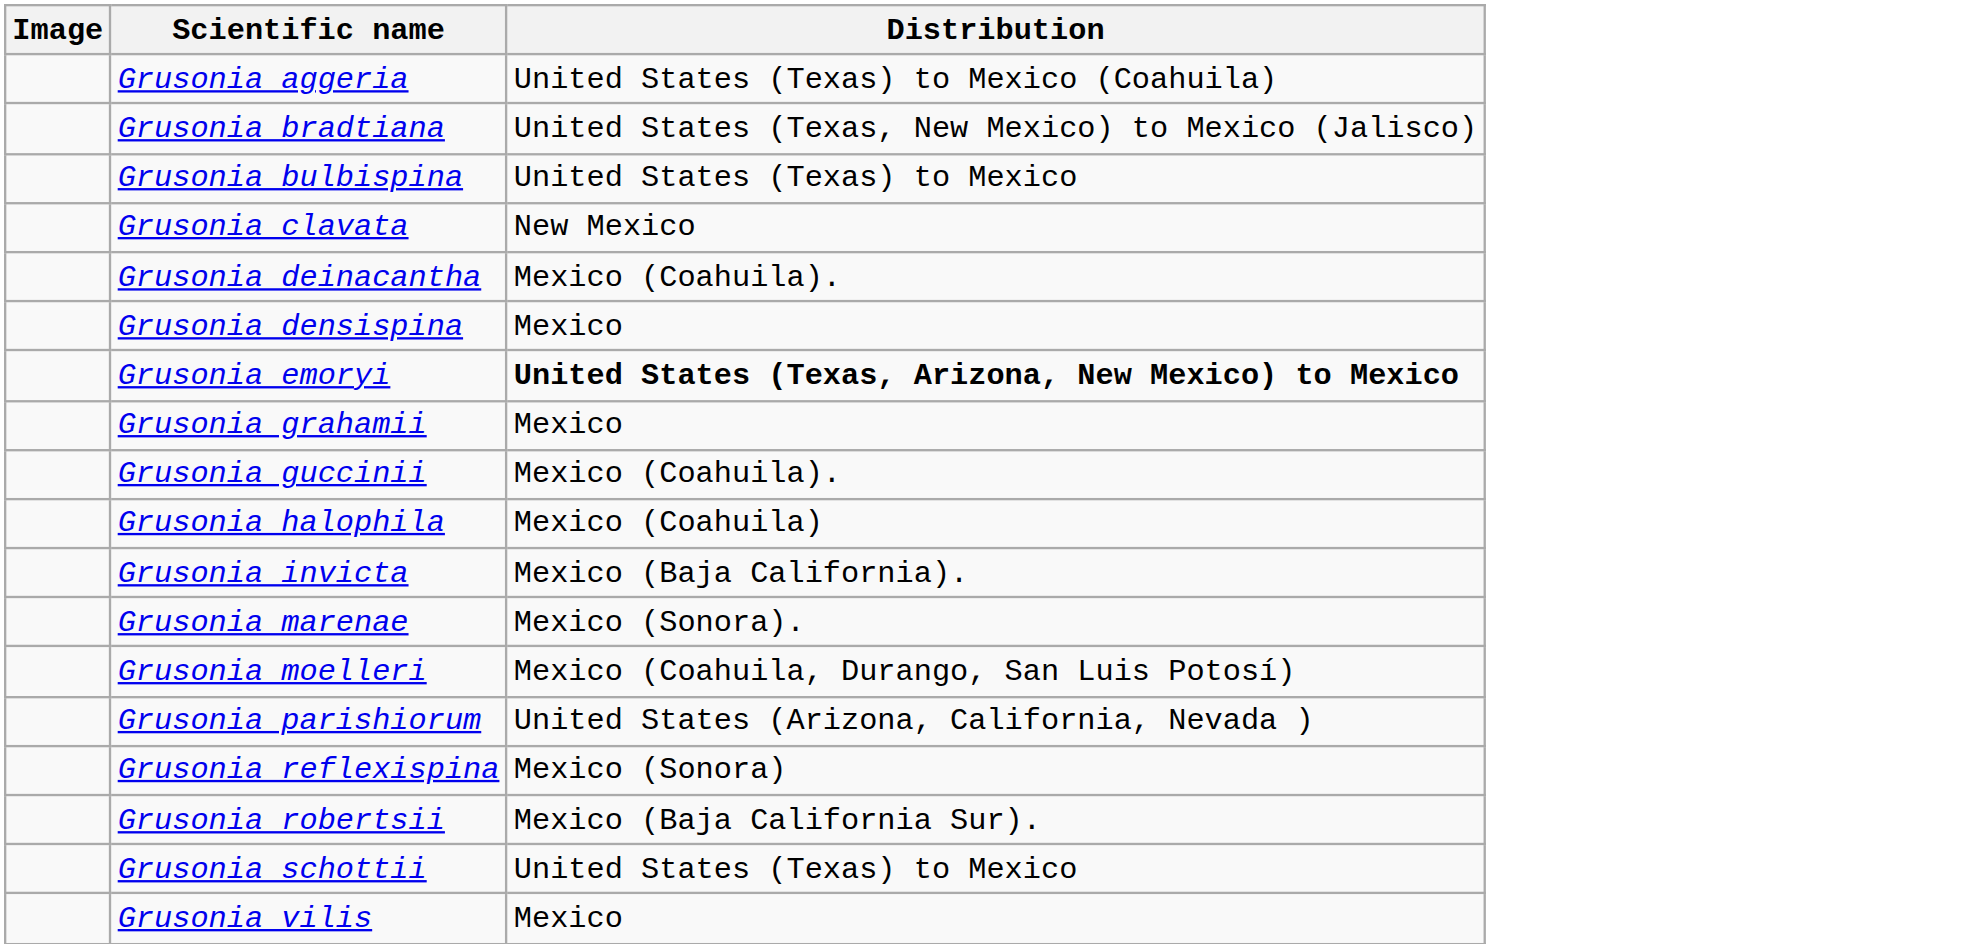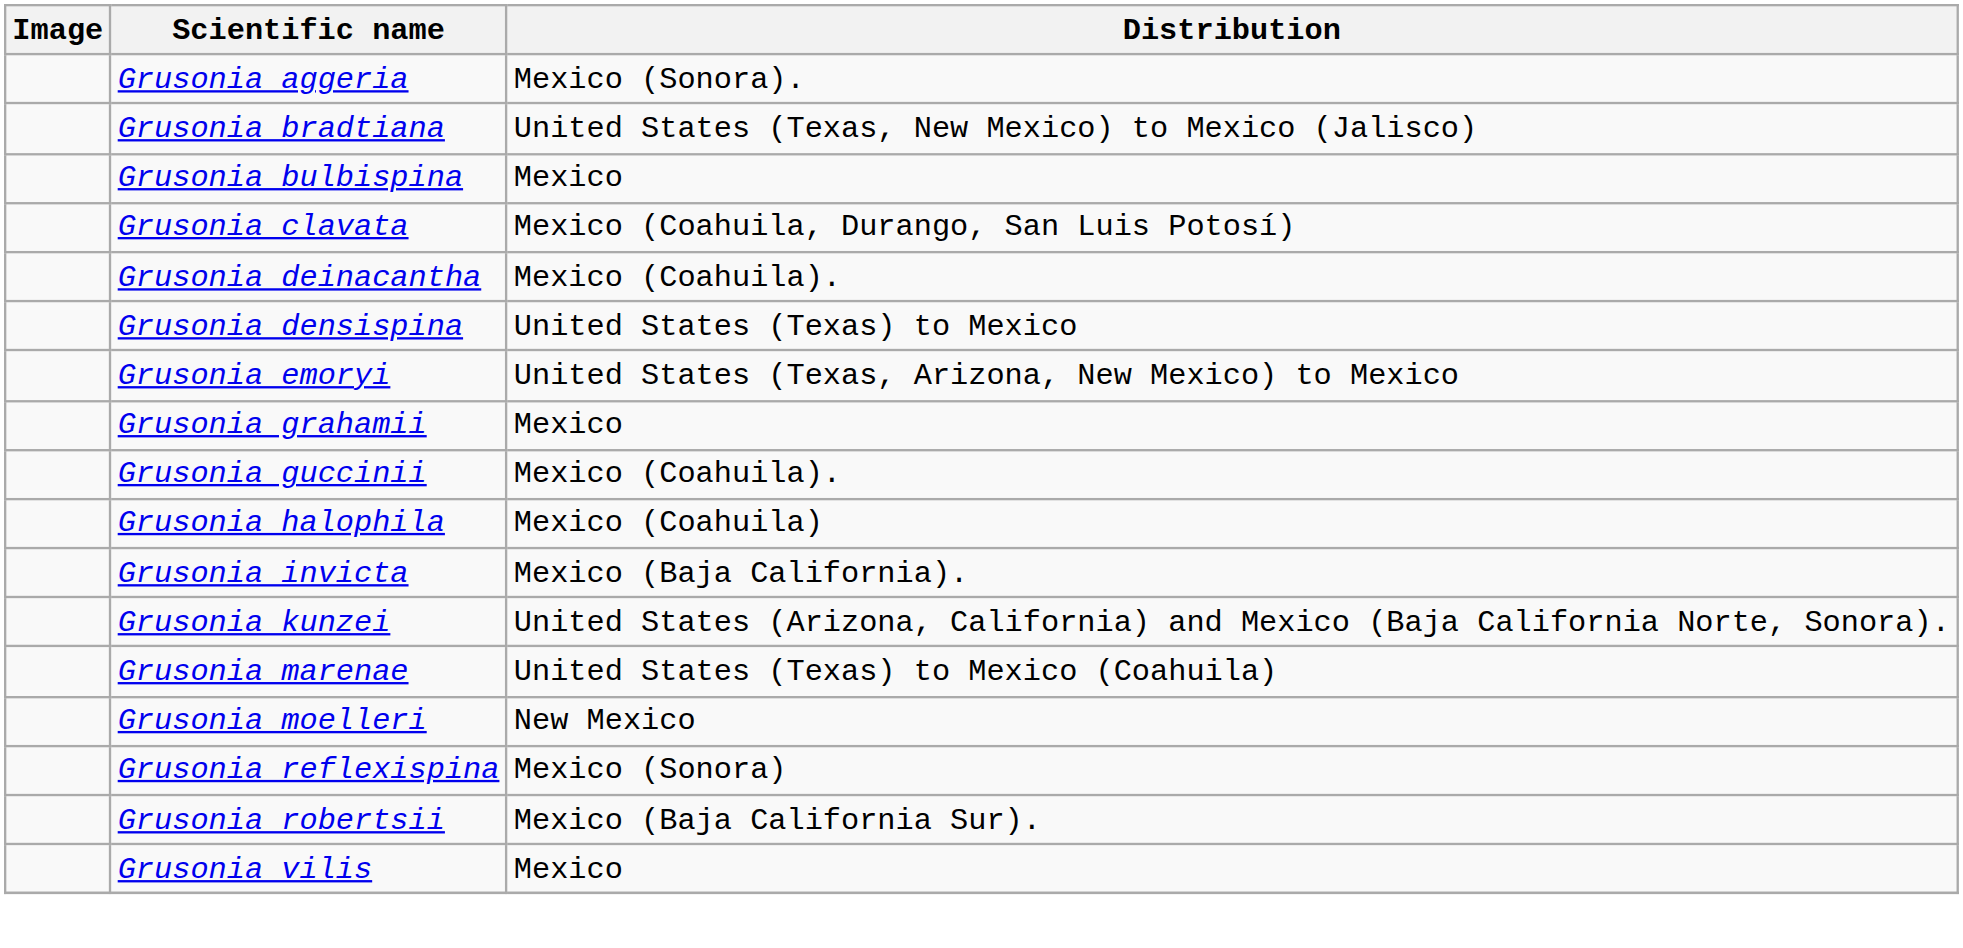(896, 79) United States (Texas) to Mexico (Coahuila) -> (659, 79) Mexico (Sonora).
(796, 178) United States (Texas) to Mexico -> (568, 178) Mexico
(605, 227) New Mexico -> (905, 227) Mexico (Coahuila, Durango, San Luis Potosí)
(568, 326) Mexico -> (796, 326) United States (Texas) to Mexico
(986, 375) bold -> (986, 375) normal
+ row: (254, 622)
(659, 622) Mexico (Sonora). -> (896, 672) United States (Texas) to Mexico (Coahuila)
(905, 672) Mexico (Coahuila, Durango, San Luis Potosí) -> (605, 721) New Mexico
- row: (299, 721)
- row: (272, 869)
